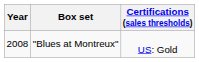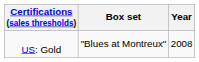columns swapped: (17, 17) <-> (158, 17)
